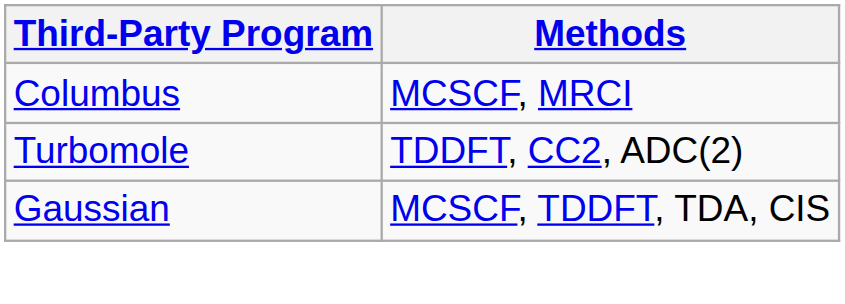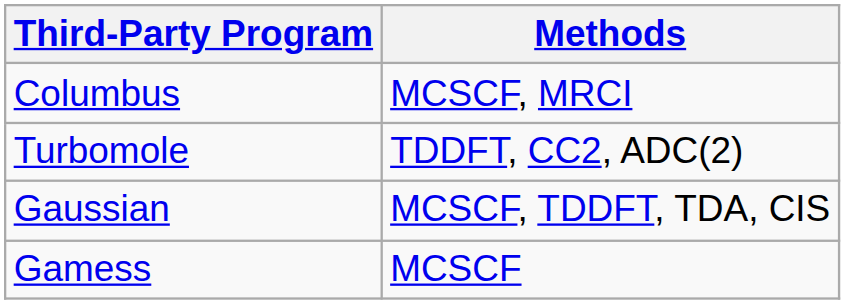+ row: (82, 268)
